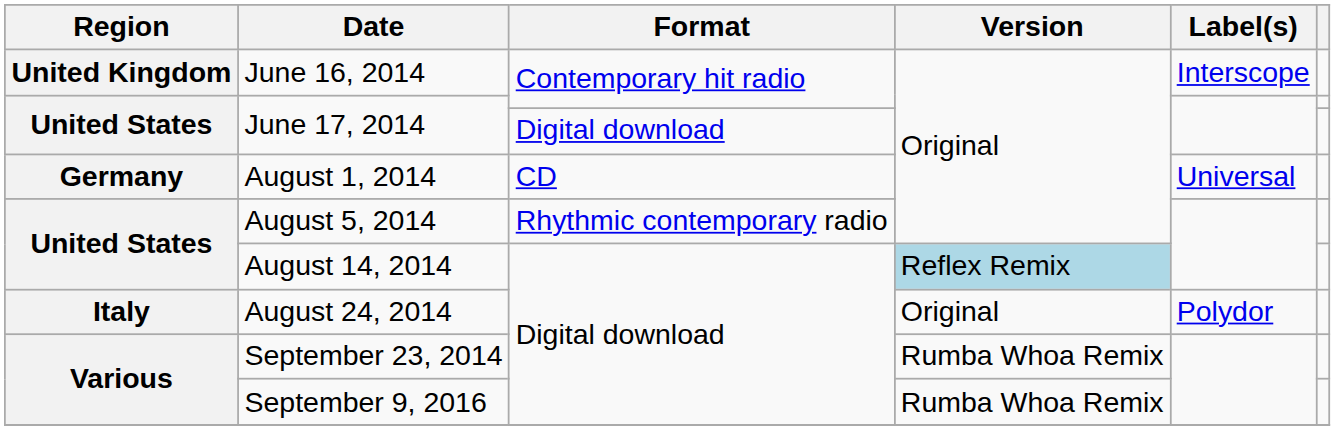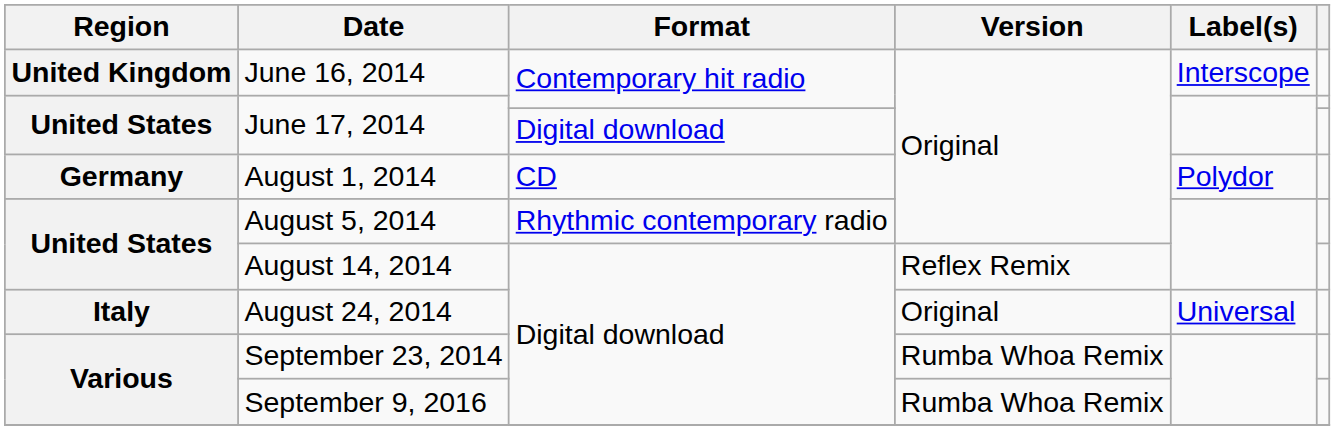(1236, 175) Universal -> (1225, 175) Polydor
(986, 266) lightblue background -> (986, 266) no background
(1225, 311) Polydor -> (1236, 311) Universal
